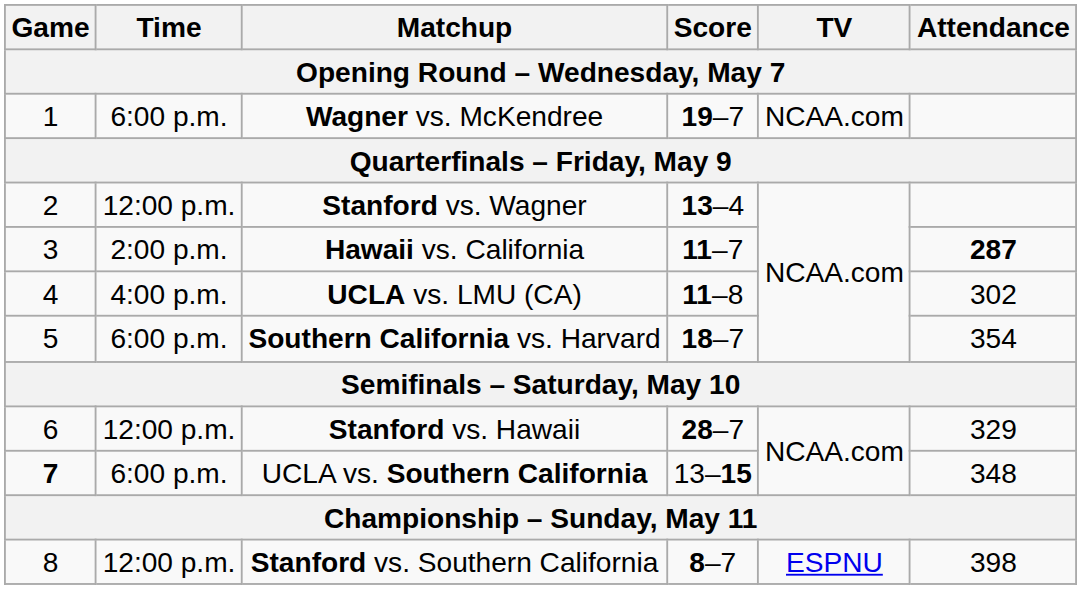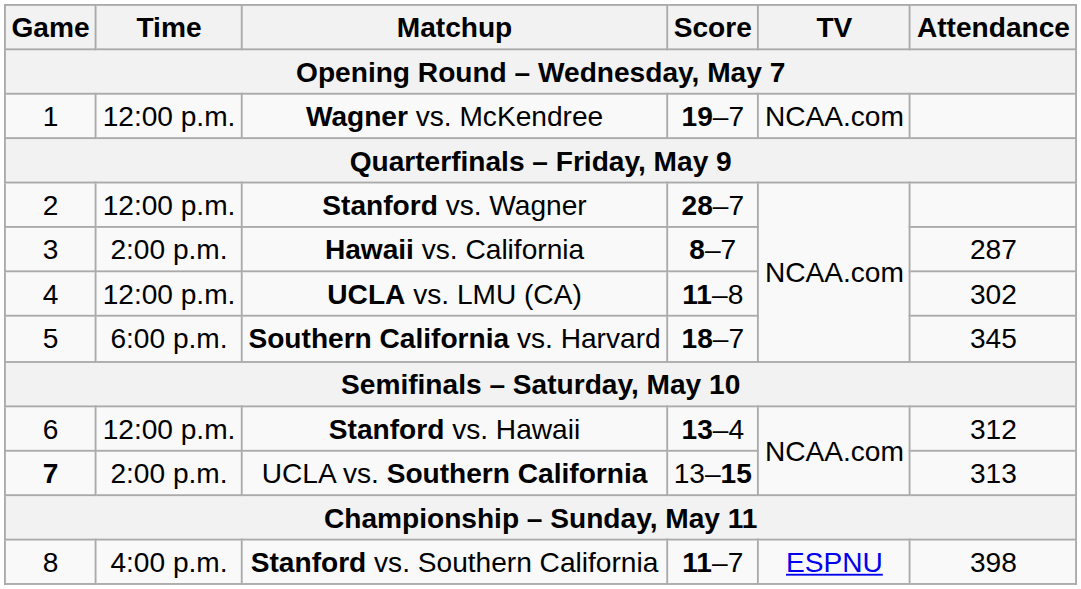(169, 116) 6:00 p.m. -> (169, 116) 12:00 p.m.
(713, 205) 13–4 -> (713, 205) 28–7
(713, 250) 11–7 -> (713, 250) 8–7
(993, 250) bold -> (993, 250) normal
(169, 294) 4:00 p.m. -> (169, 294) 12:00 p.m.
(993, 339) 354 -> (993, 339) 345
(713, 428) 28–7 -> (713, 428) 13–4
(993, 428) 329 -> (993, 428) 312
(169, 473) 6:00 p.m. -> (169, 473) 2:00 p.m.
(993, 473) 348 -> (993, 473) 313
(169, 562) 12:00 p.m. -> (169, 562) 4:00 p.m.
(713, 562) 8–7 -> (713, 562) 11–7
